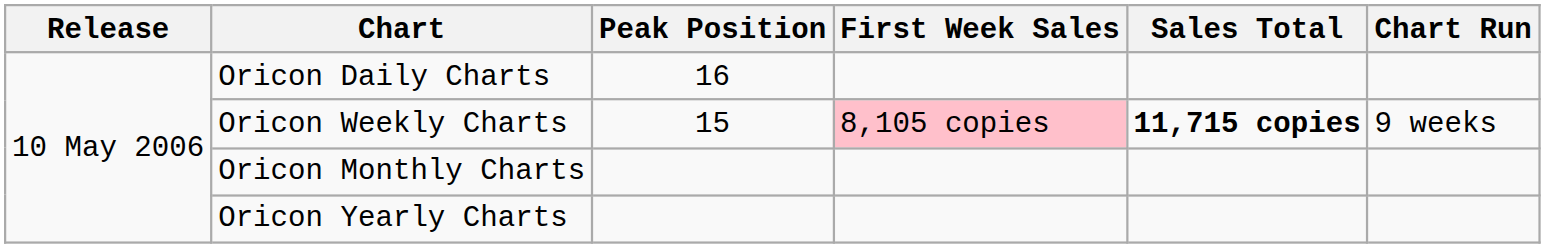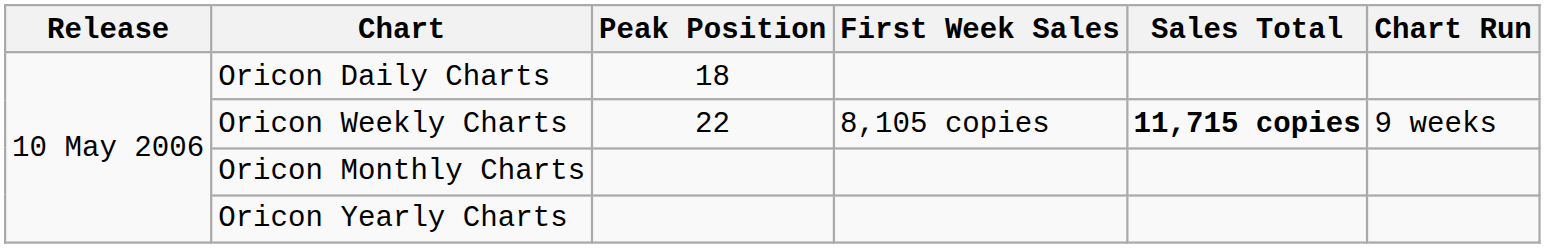(713, 76) 16 -> (713, 76) 18
(713, 124) 15 -> (713, 124) 22
(945, 124) pink background -> (945, 124) no background
